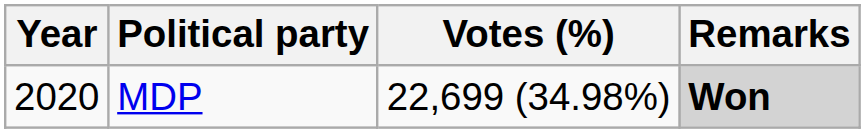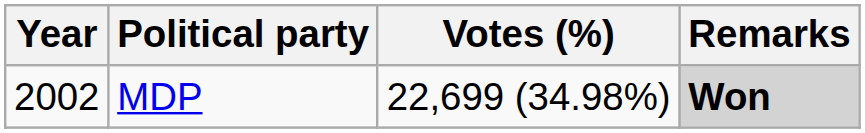(57, 95) 2020 -> (57, 95) 2002
